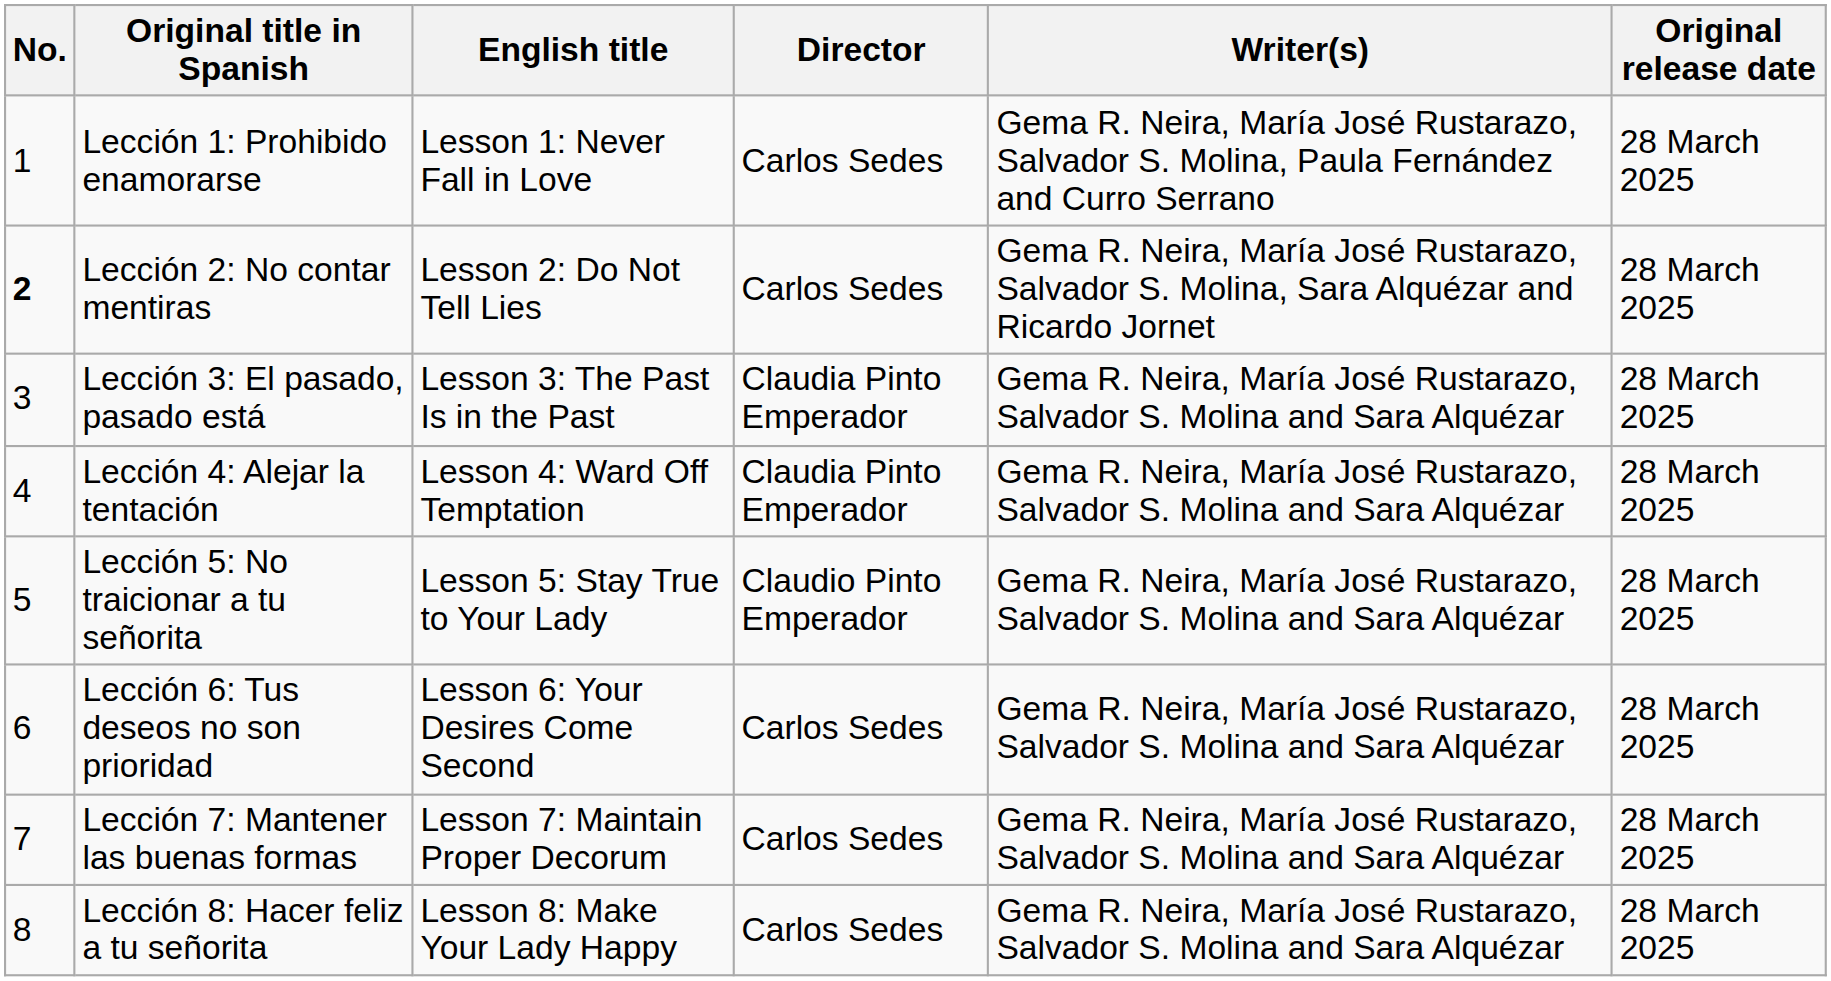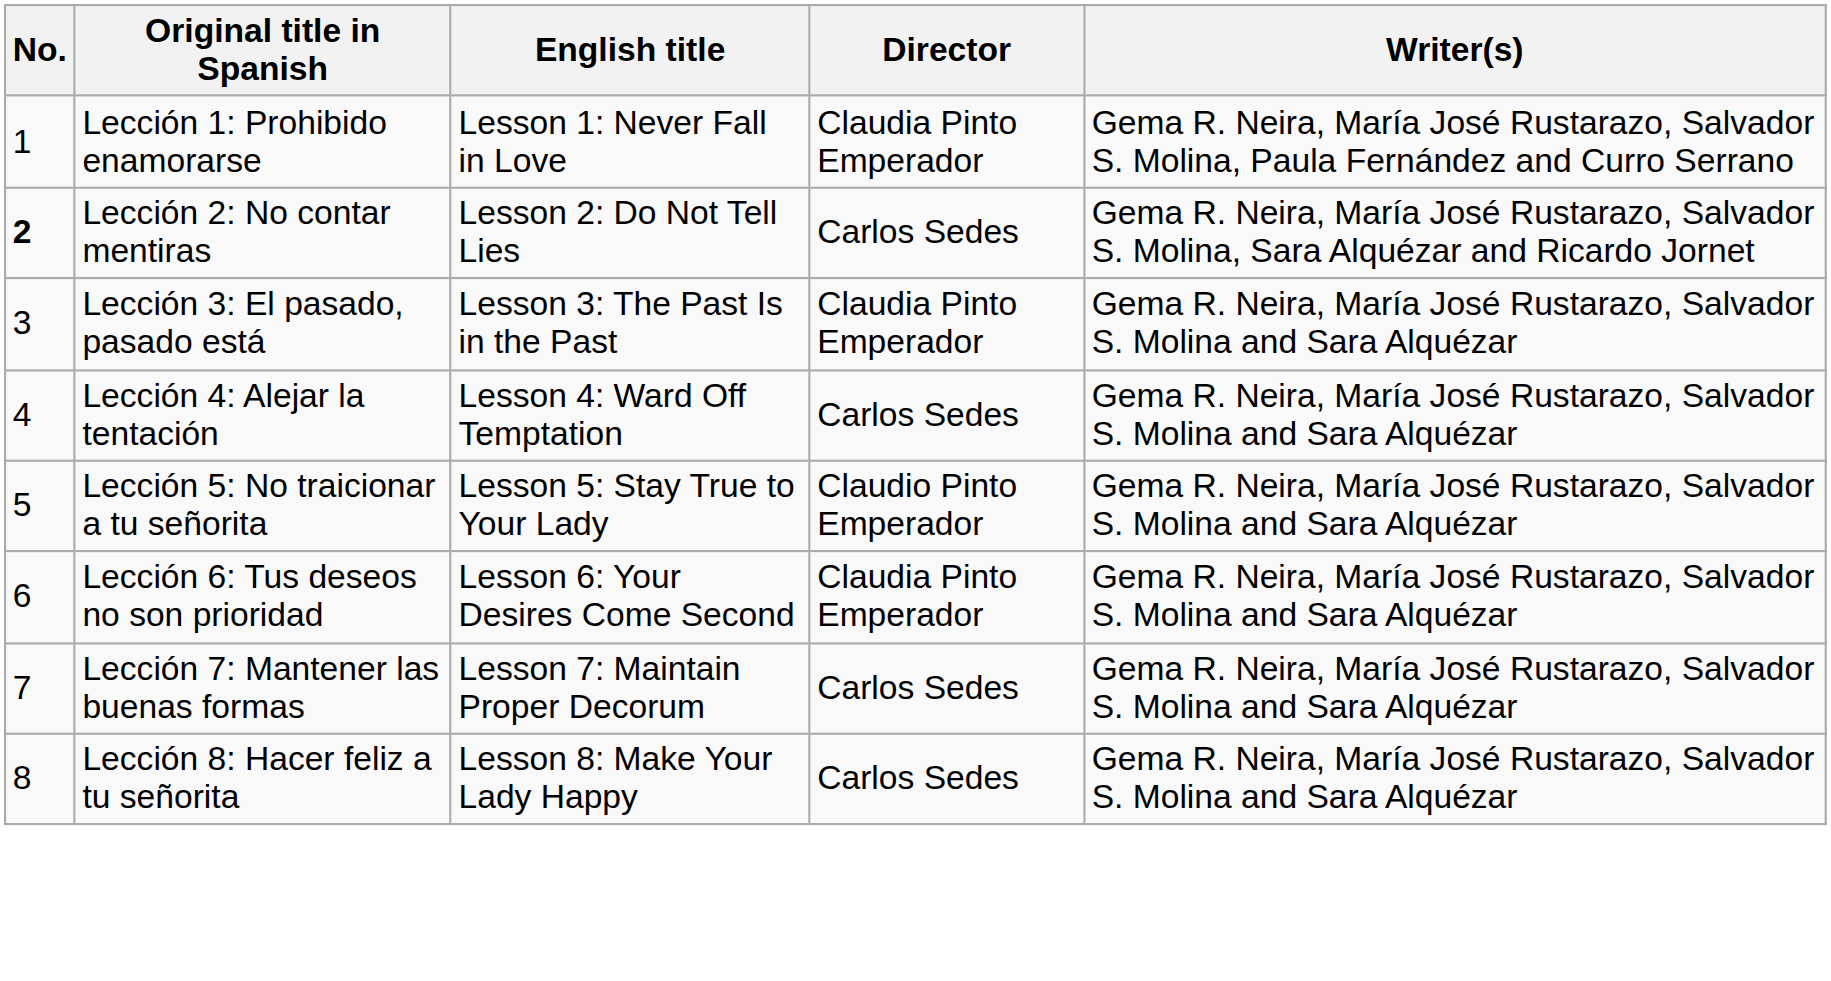- column: (1719, 50)
(842, 160) Carlos Sedes -> (917, 141) Claudia Pinto Emperador
(841, 489) Claudia Pinto Emperador -> (918, 414) Carlos Sedes
(842, 728) Carlos Sedes -> (917, 596) Claudia Pinto Emperador
